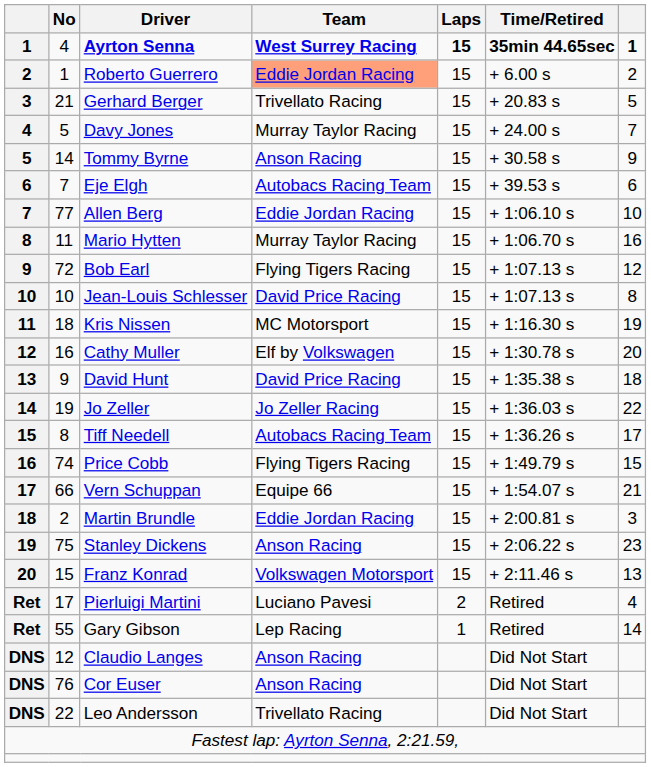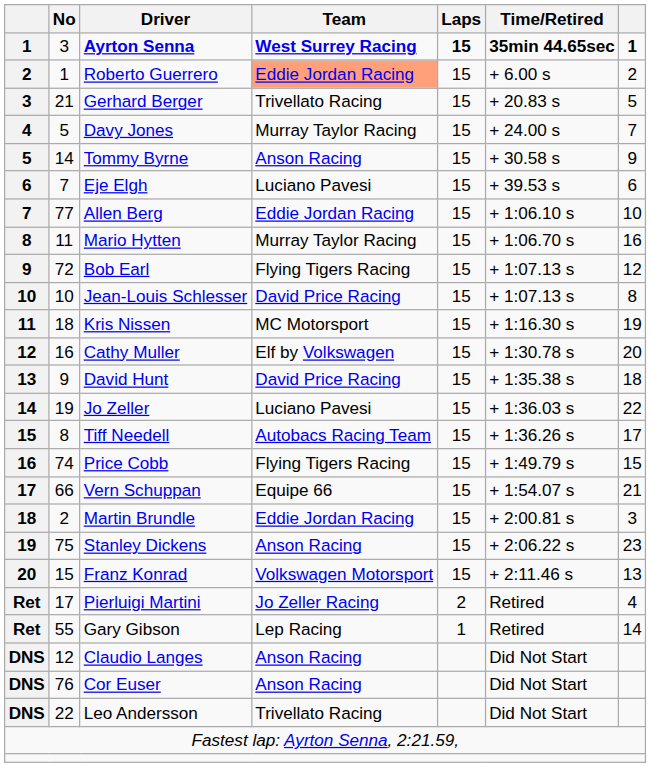(64, 46) 4 -> (64, 46) 3
(343, 185) Autobacs Racing Team -> (313, 185) Luciano Pavesi
(317, 407) Jo Zeller Racing -> (313, 407) Luciano Pavesi
(313, 601) Luciano Pavesi -> (317, 601) Jo Zeller Racing
